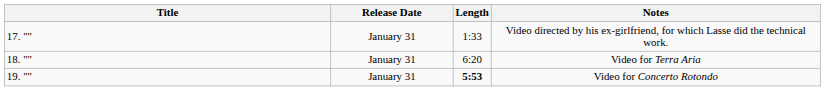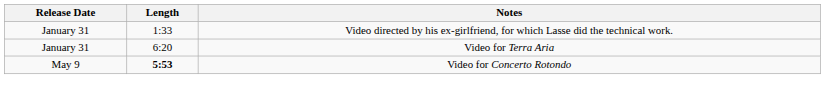- column: (168, 13)
(392, 77) January 31 -> (66, 64) May 9
